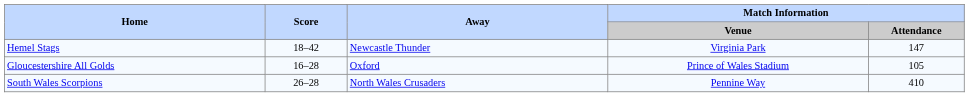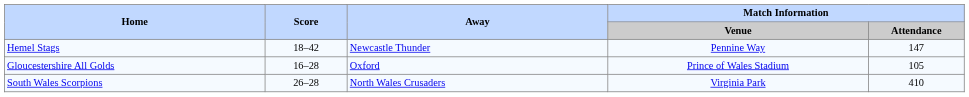(738, 48) Virginia Park -> (738, 48) Pennine Way
(738, 83) Pennine Way -> (738, 83) Virginia Park
